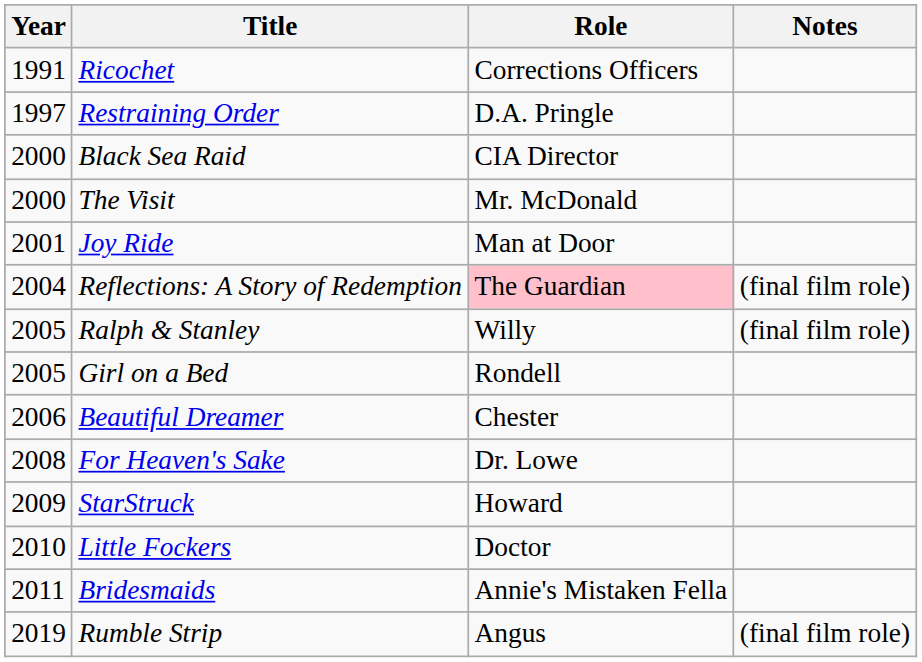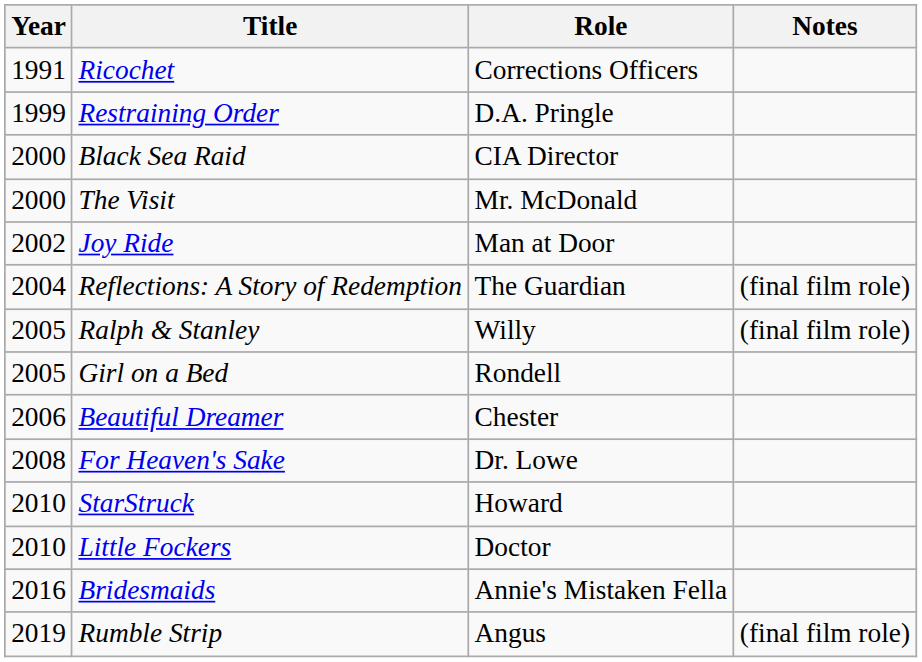(39, 112) 1997 -> (39, 112) 1999
(39, 243) 2001 -> (39, 243) 2002
(550, 286) pink background -> (550, 286) no background
(39, 503) 2009 -> (39, 503) 2010
(38, 590) 2011 -> (39, 590) 2016
